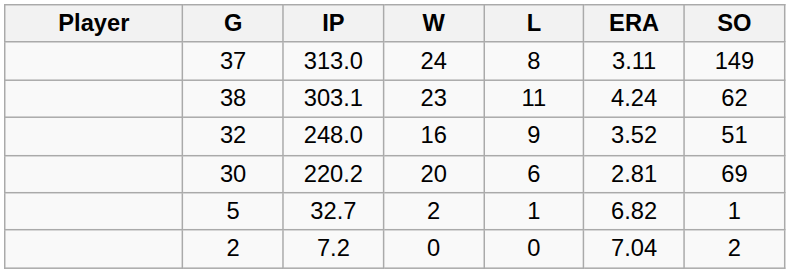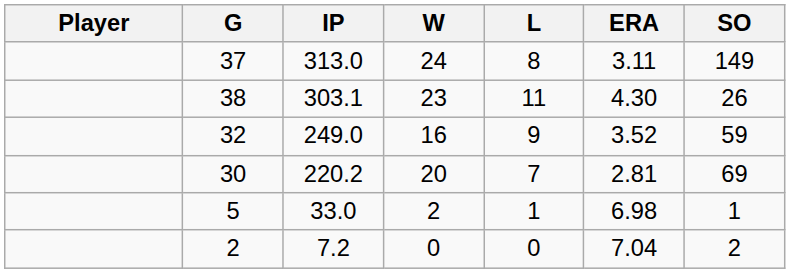(634, 98) 4.24 -> (634, 98) 4.30
(734, 98) 62 -> (734, 98) 26
(333, 135) 248.0 -> (333, 135) 249.0
(734, 135) 51 -> (734, 135) 59
(534, 173) 6 -> (534, 173) 7
(333, 211) 32.7 -> (333, 211) 33.0
(634, 211) 6.82 -> (634, 211) 6.98
